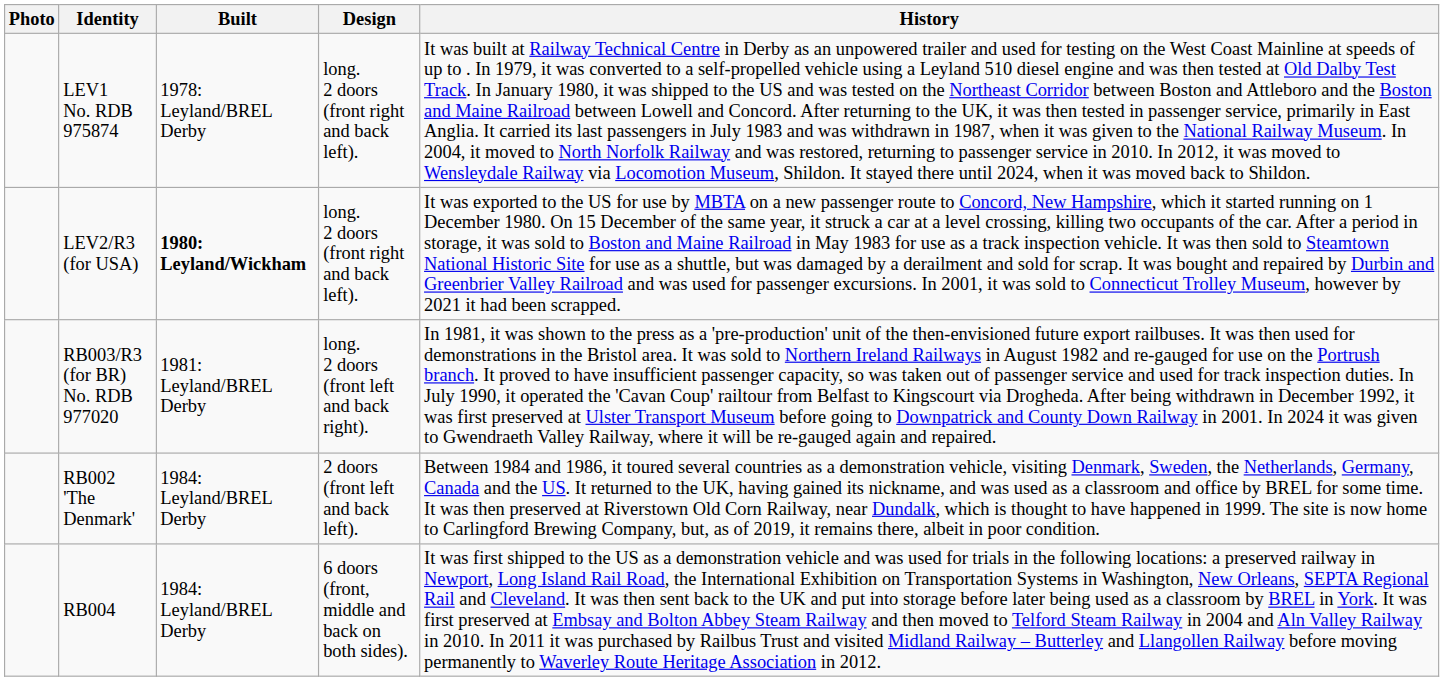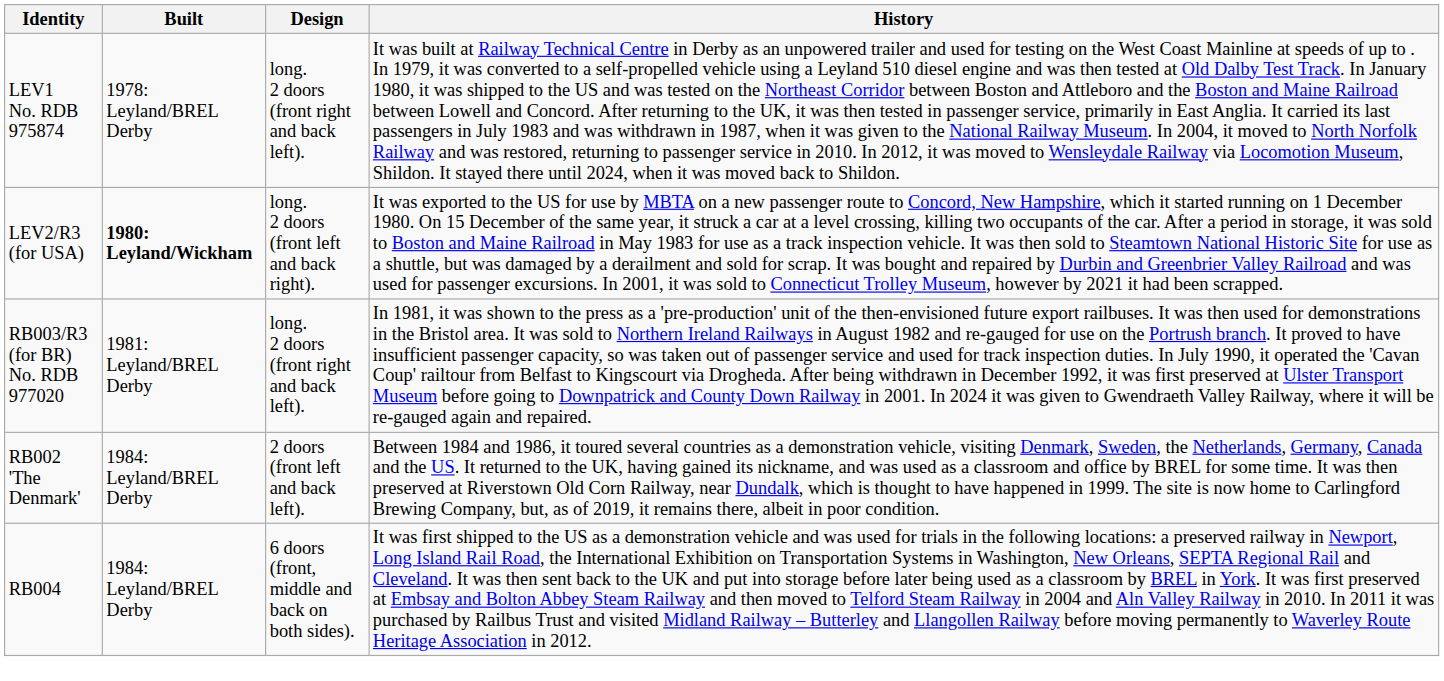- column: (32, 19)
(364, 253) long. 2 doors (front right and back left). -> (305, 243) long. 2 doors (front left and back right).
(359, 386) long. 2 doors (front left and back right). -> (310, 365) long. 2 doors (front right and back left).
